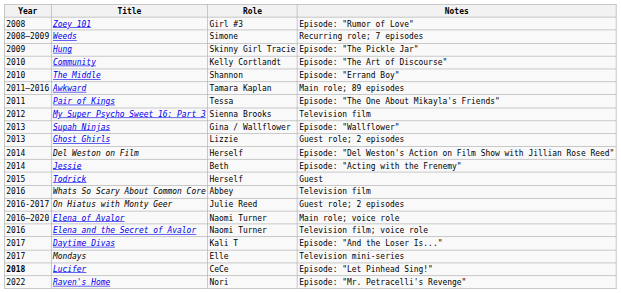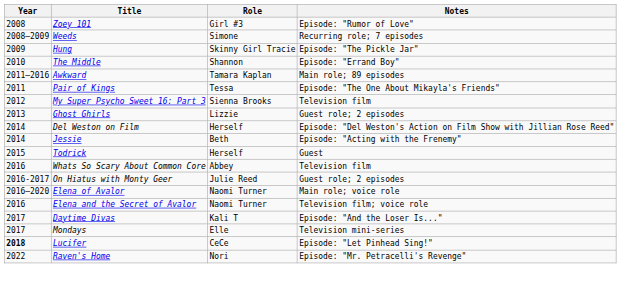- row: (74, 62)
- row: (82, 127)
